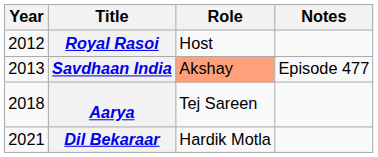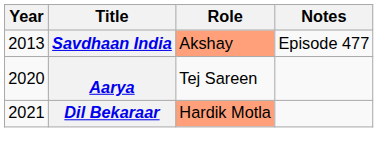- row: (112, 43)
(26, 104) 2018 -> (26, 78) 2020
(225, 139) no background -> (225, 113) lightsalmon background
